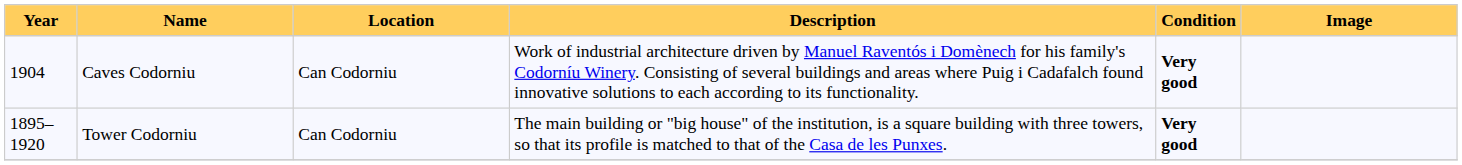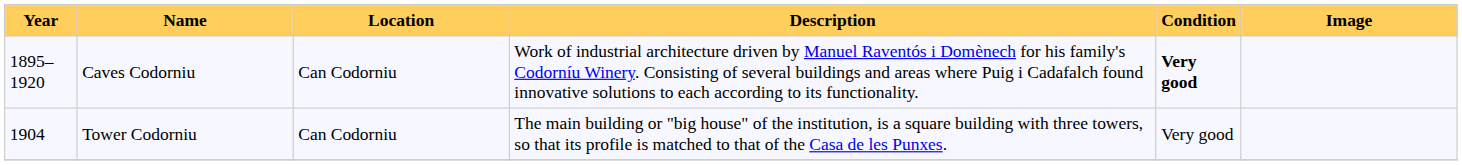(27, 71) 1904 -> (32, 71) 1895–1920
(32, 133) 1895–1920 -> (27, 133) 1904
(1179, 133) bold -> (1197, 133) normal
